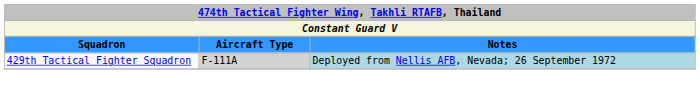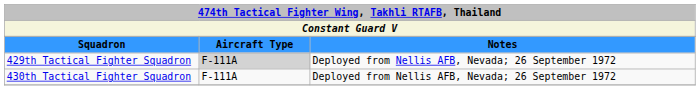(464, 61) lightblue background -> (464, 61) no background
+ row: (99, 77)
